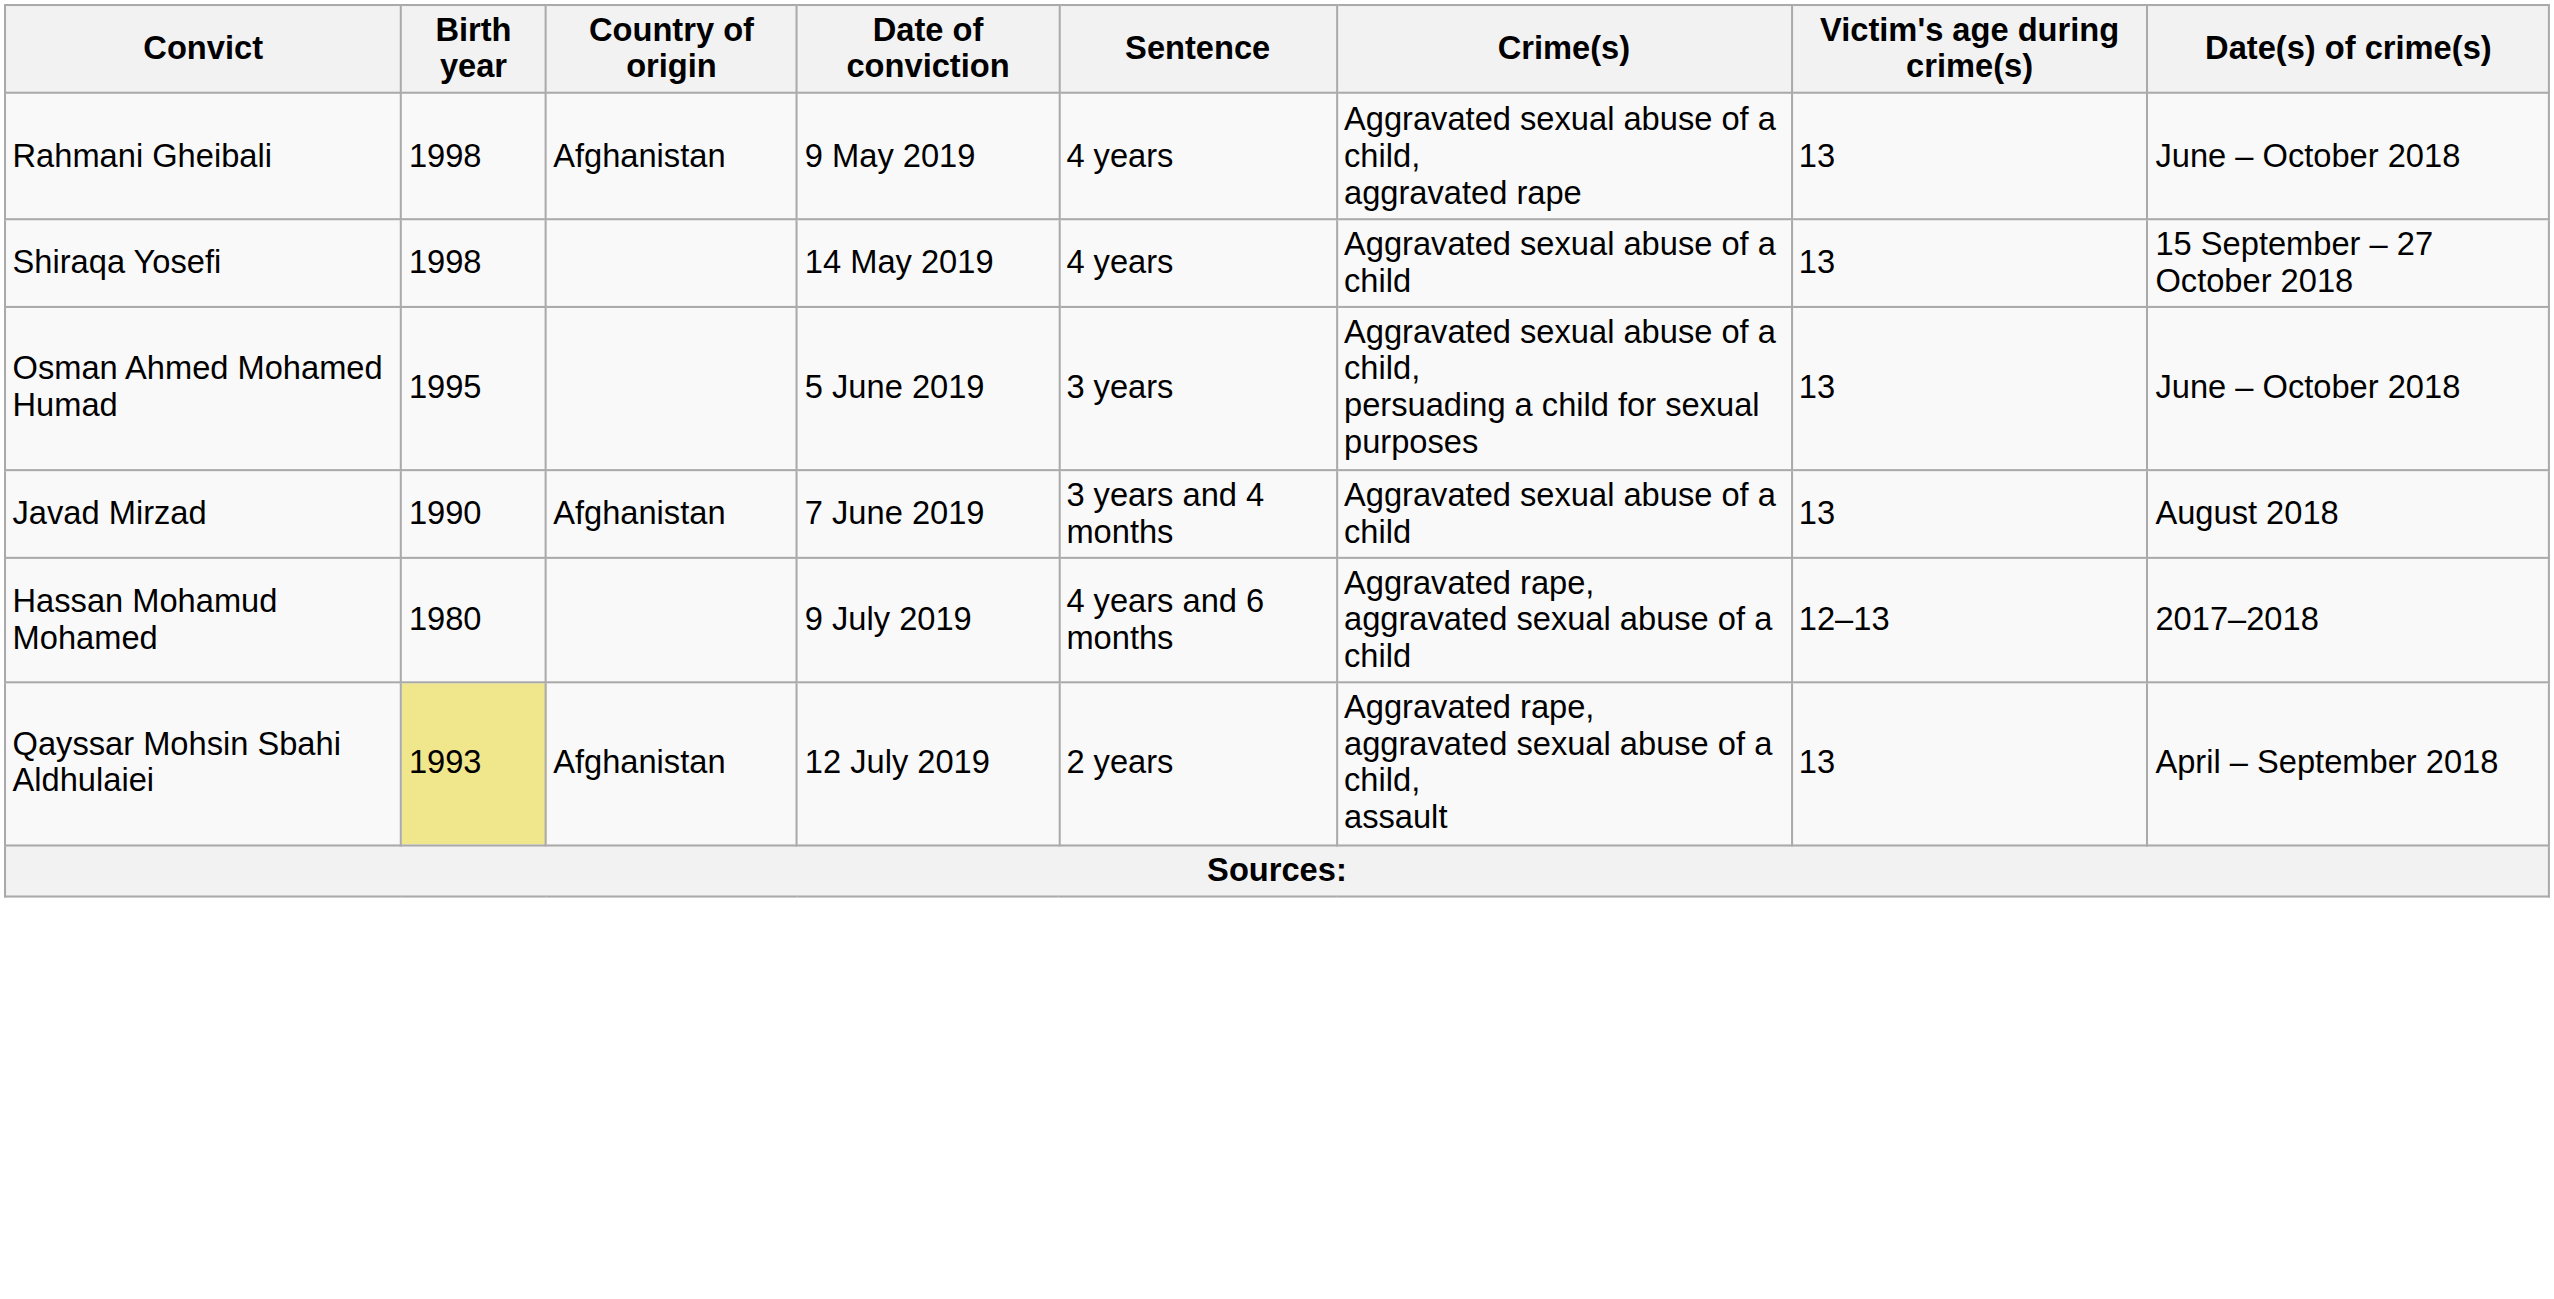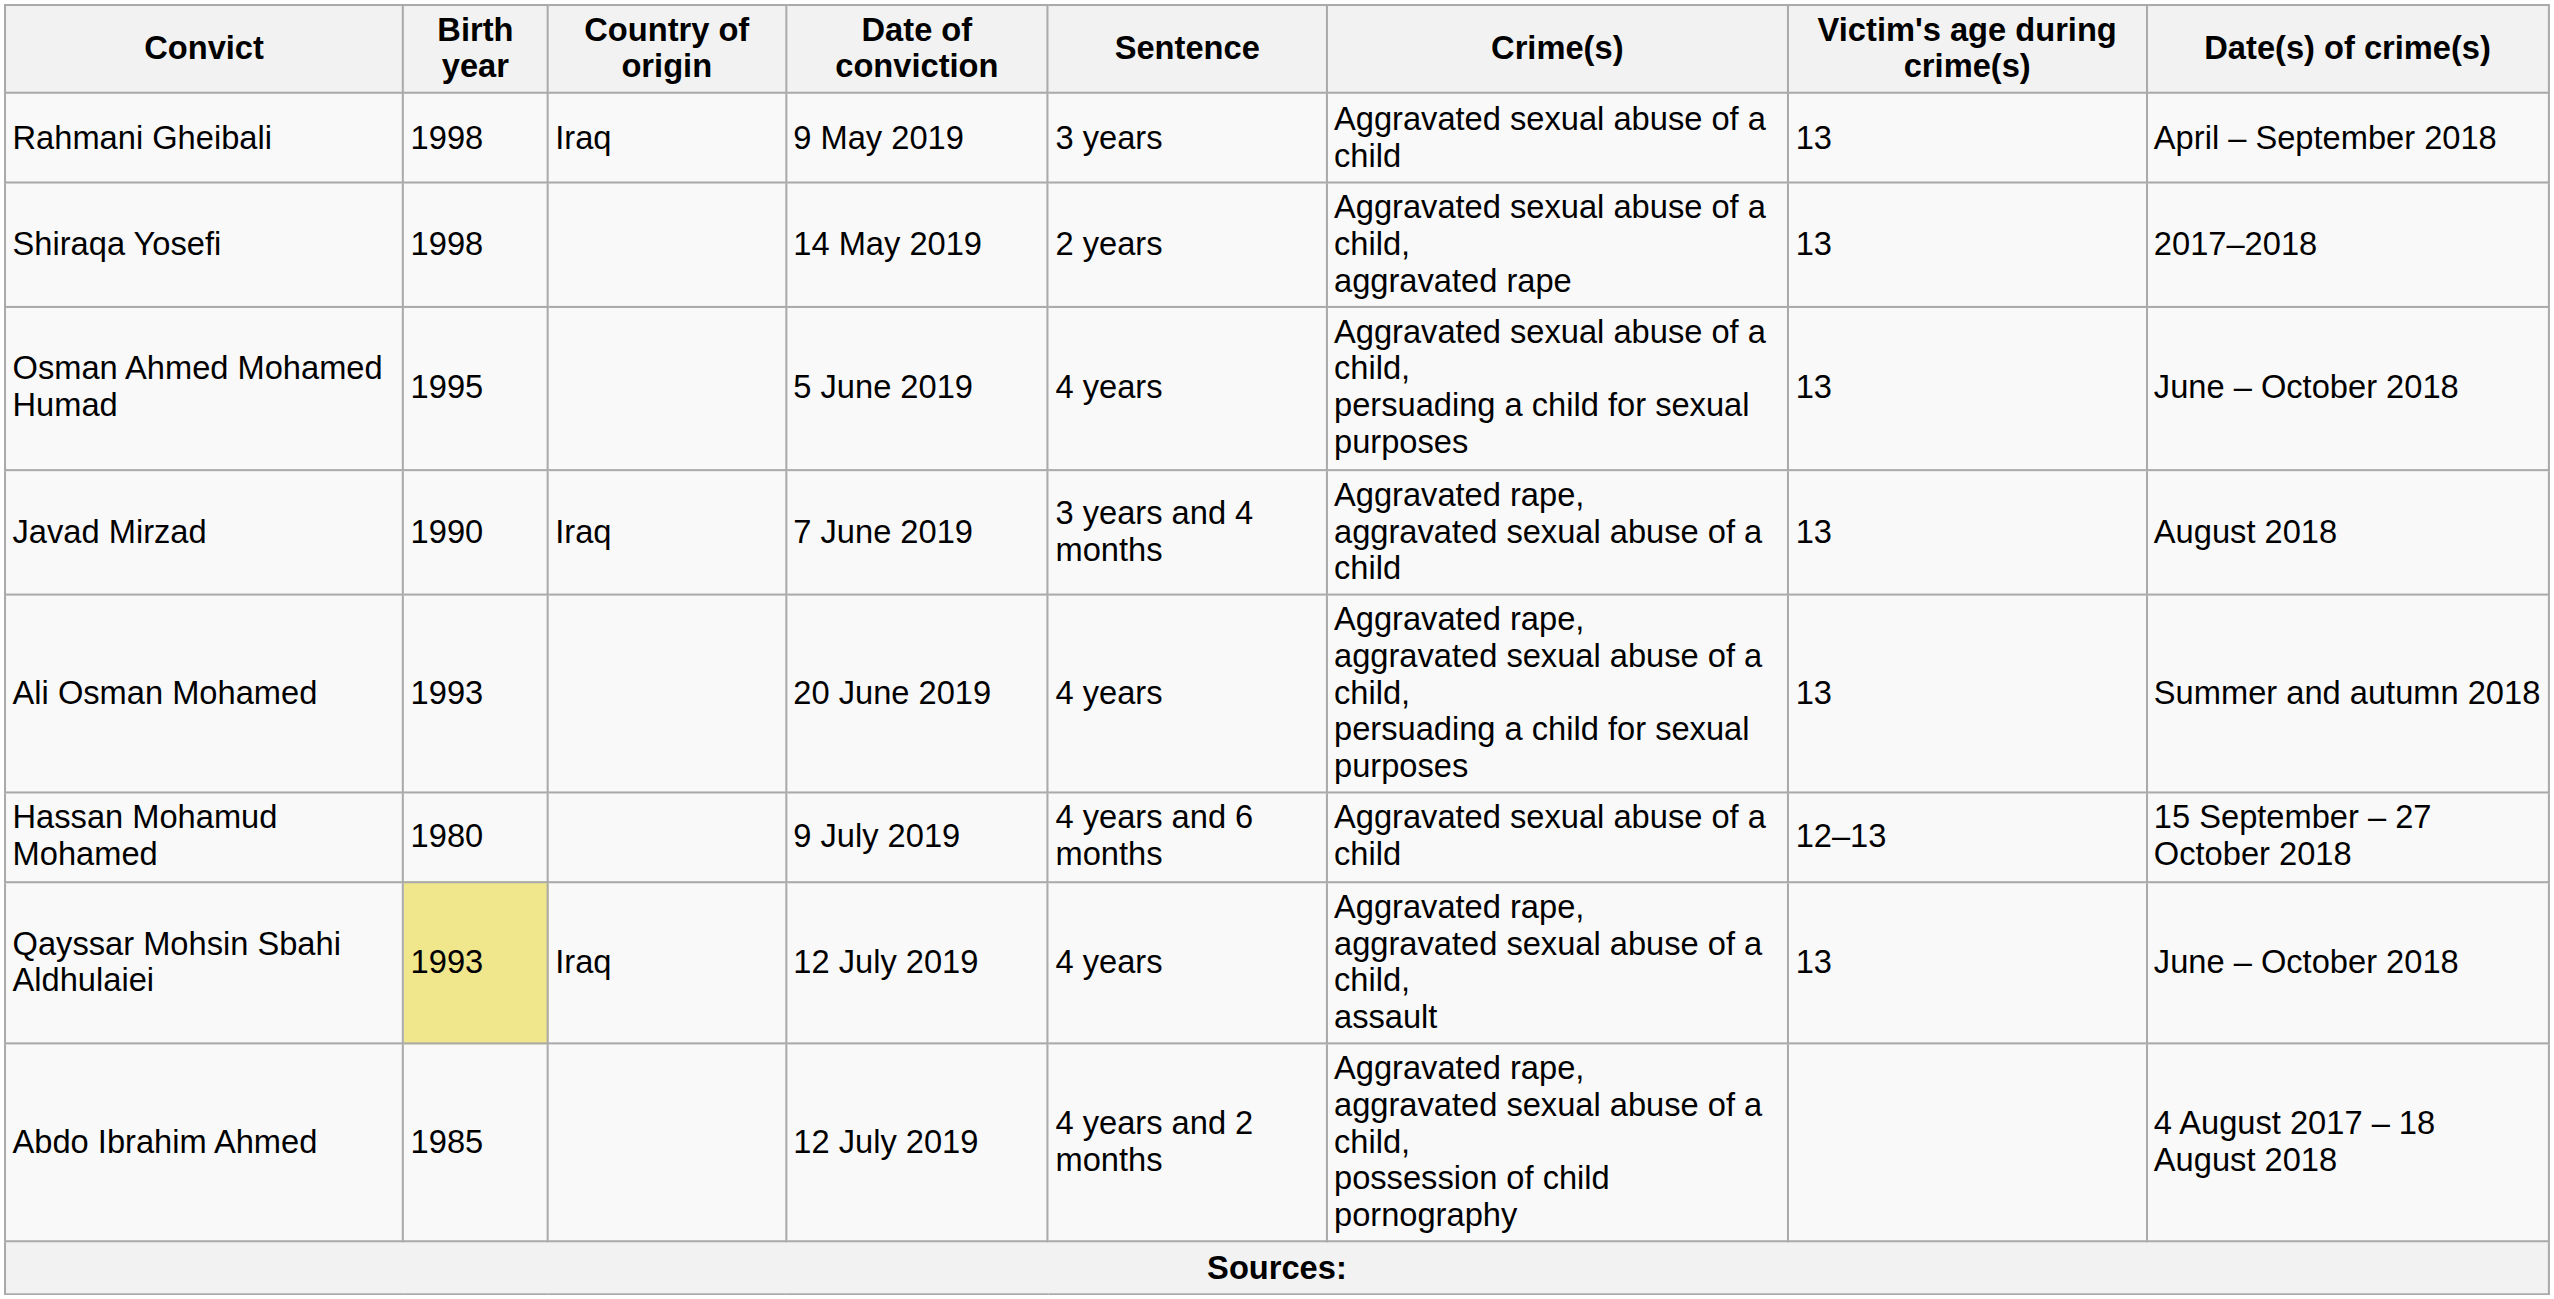(639, 155) Afghanistan -> (583, 137) Iraq
(1120, 155) 4 years -> (1109, 137) 3 years
(1560, 155) Aggravated sexual abuse of a child, aggravated rape -> (1550, 137) Aggravated sexual abuse of a child
(2308, 155) June – October 2018 -> (2325, 137) April – September 2018
(1120, 262) 4 years -> (1109, 244) 2 years
(1560, 262) Aggravated sexual abuse of a child -> (1550, 244) Aggravated sexual abuse of a child, aggravated rape
(2294, 262) 15 September – 27 October 2018 -> (2236, 244) 2017–2018
(1120, 387) 3 years -> (1109, 387) 4 years
(639, 512) Afghanistan -> (583, 531) Iraq
(1560, 512) Aggravated sexual abuse of a child -> (1548, 531) Aggravated rape, aggravated sexual abuse of a child
+ row: (165, 693)
(1558, 619) Aggravated rape, aggravated sexual abuse of a child -> (1550, 836) Aggravated sexual abuse of a child
(2237, 619) 2017–2018 -> (2293, 836) 15 September – 27 October 2018
(639, 763) Afghanistan -> (583, 961) Iraq
(1120, 763) 2 years -> (1109, 961) 4 years
(2327, 763) April – September 2018 -> (2306, 961) June – October 2018
+ row: (165, 1142)
